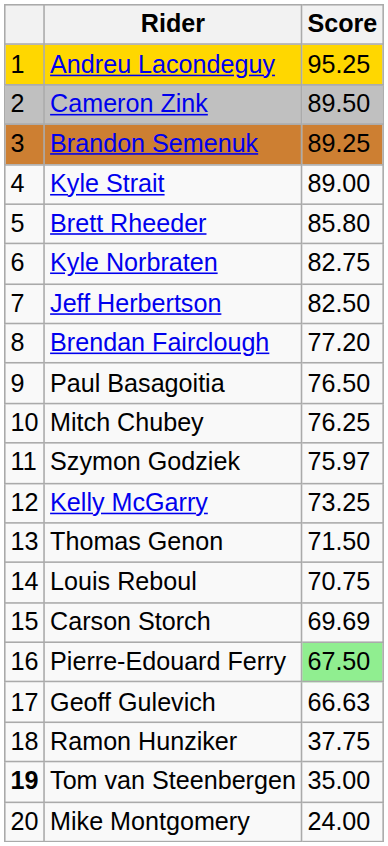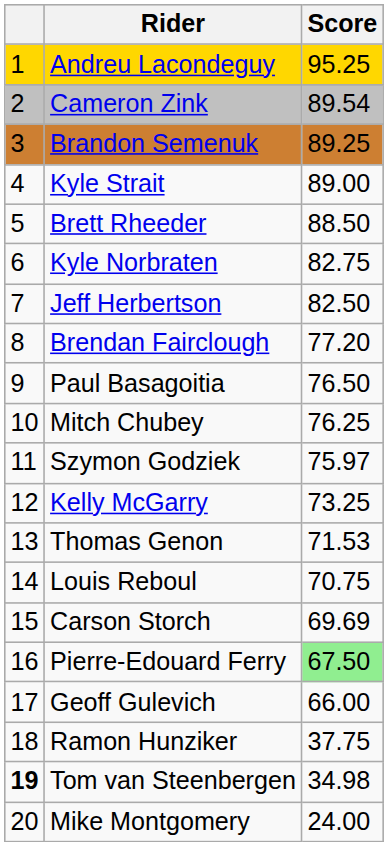(339, 104) 89.50 -> (339, 104) 89.54
(339, 223) 85.80 -> (339, 223) 88.50
(339, 542) 71.50 -> (339, 542) 71.53
(339, 701) 66.63 -> (339, 701) 66.00
(339, 781) 35.00 -> (339, 781) 34.98
